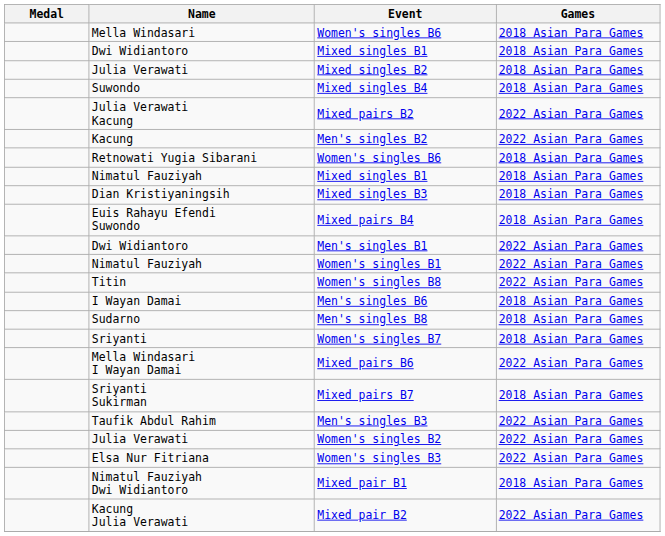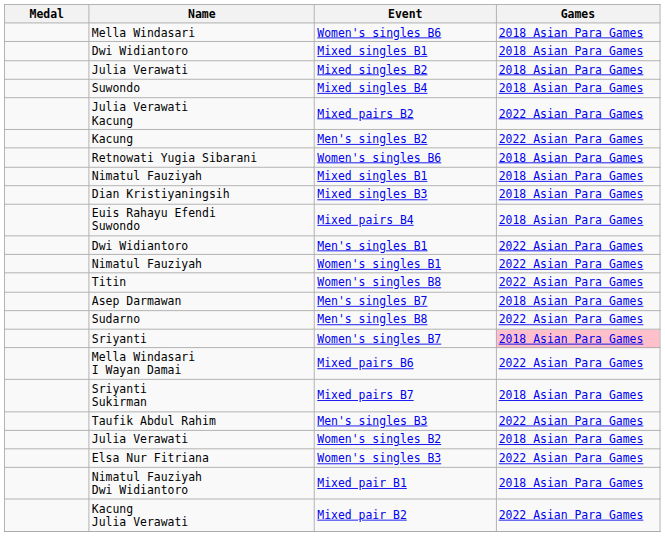- row: (137, 301)
+ row: (137, 301)
(571, 320) 2018 Asian Para Games -> (571, 320) 2022 Asian Para Games
(571, 338) no background -> (571, 338) pink background
(571, 439) 2022 Asian Para Games -> (571, 439) 2018 Asian Para Games
